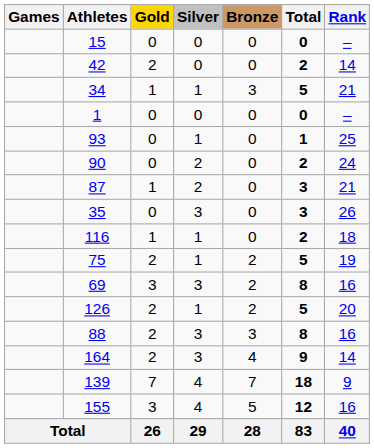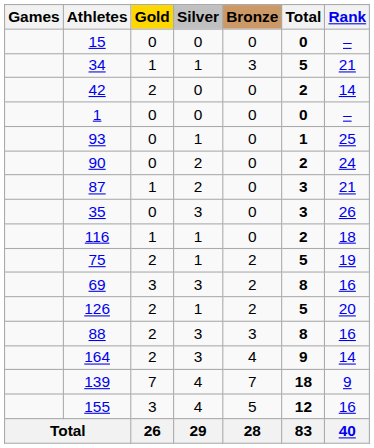rows swapped: (97, 66) <-> (97, 90)
